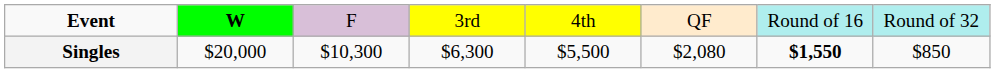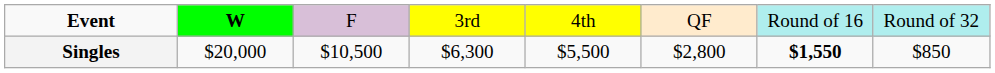(351, 52) $10,300 -> (351, 52) $10,500
(699, 52) $2,080 -> (699, 52) $2,800
